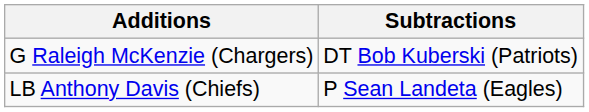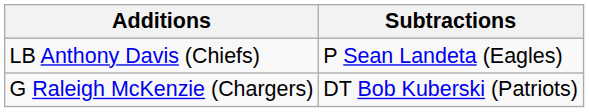rows swapped: (135, 89) <-> (162, 55)
